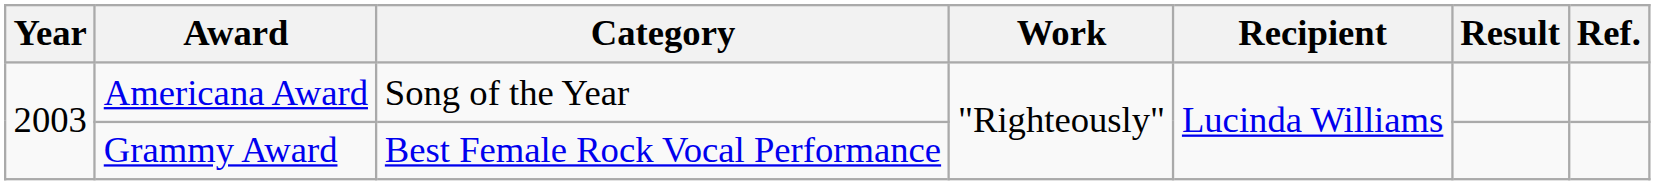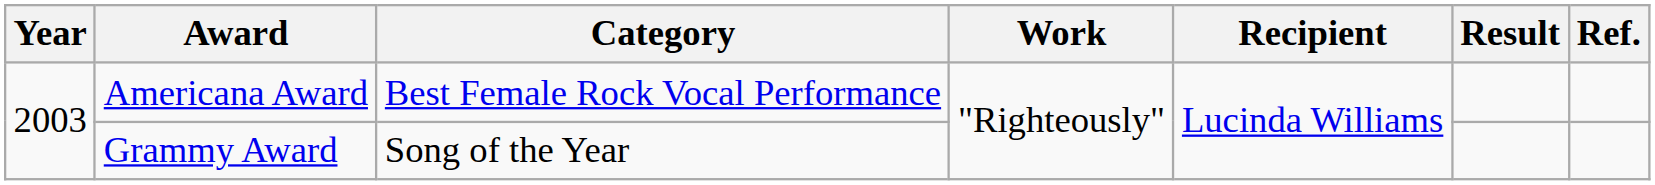(507, 91) Song of the Year -> (663, 91) Best Female Rock Vocal Performance
(663, 149) Best Female Rock Vocal Performance -> (507, 149) Song of the Year
